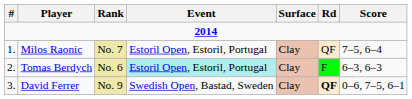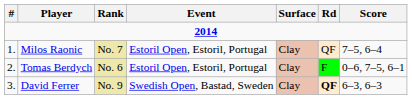(198, 67) paleturquoise background -> (198, 67) no background
(362, 67) 6–3, 6–3 -> (373, 67) 0–6, 7–5, 6–1
(373, 85) 0–6, 7–5, 6–1 -> (362, 85) 6–3, 6–3
